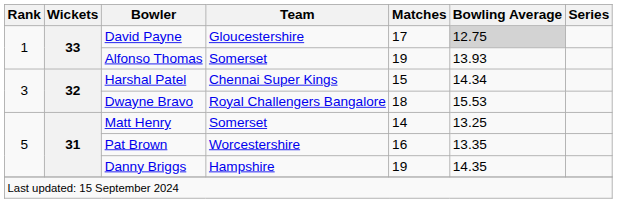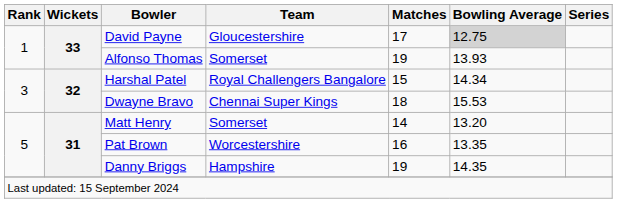(273, 79) Chennai Super Kings -> (297, 79) Royal Challengers Bangalore
(297, 101) Royal Challengers Bangalore -> (273, 101) Chennai Super Kings
(470, 123) 13.25 -> (470, 123) 13.20
